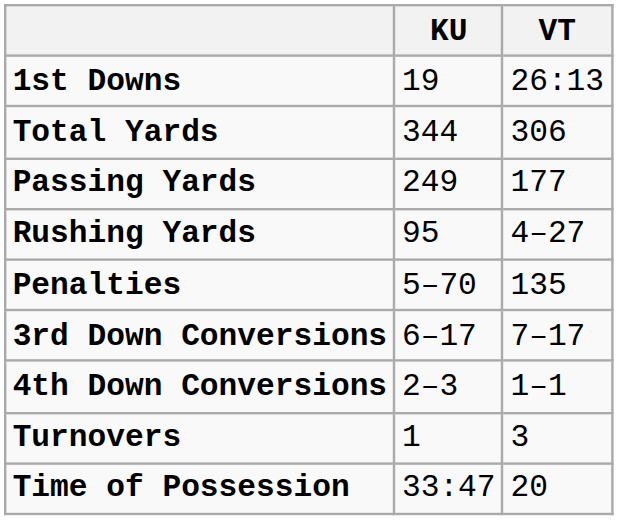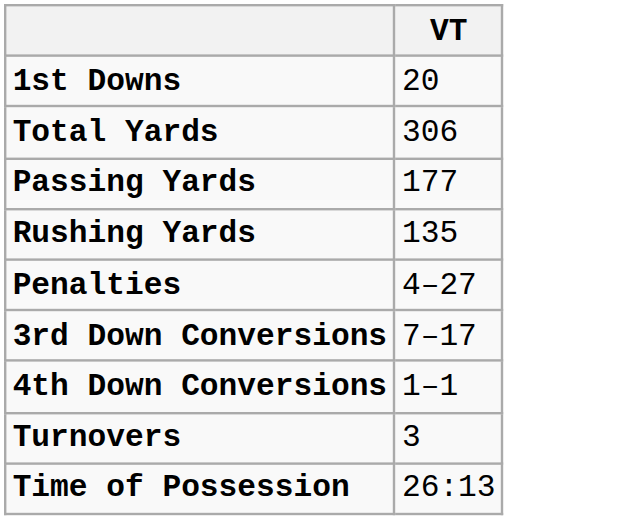- column: (449, 31)
(557, 81) 26:13 -> (421, 81) 20
(548, 234) 4–27 -> (430, 234) 135
(539, 285) 135 -> (439, 285) 4–27
(529, 488) 20 -> (449, 488) 26:13
